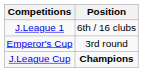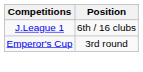- row: (40, 59)
